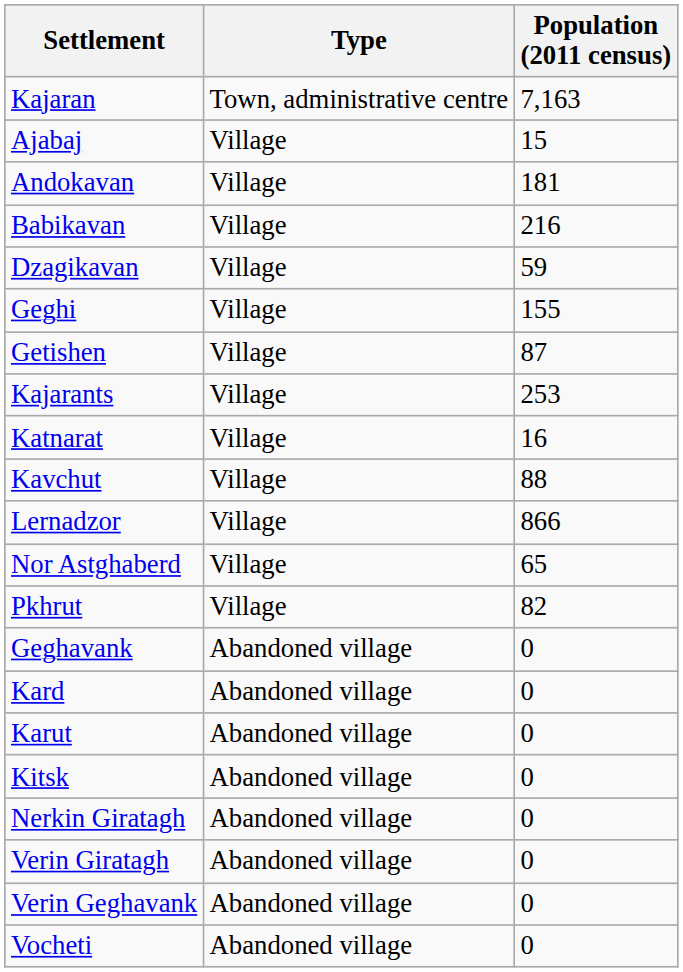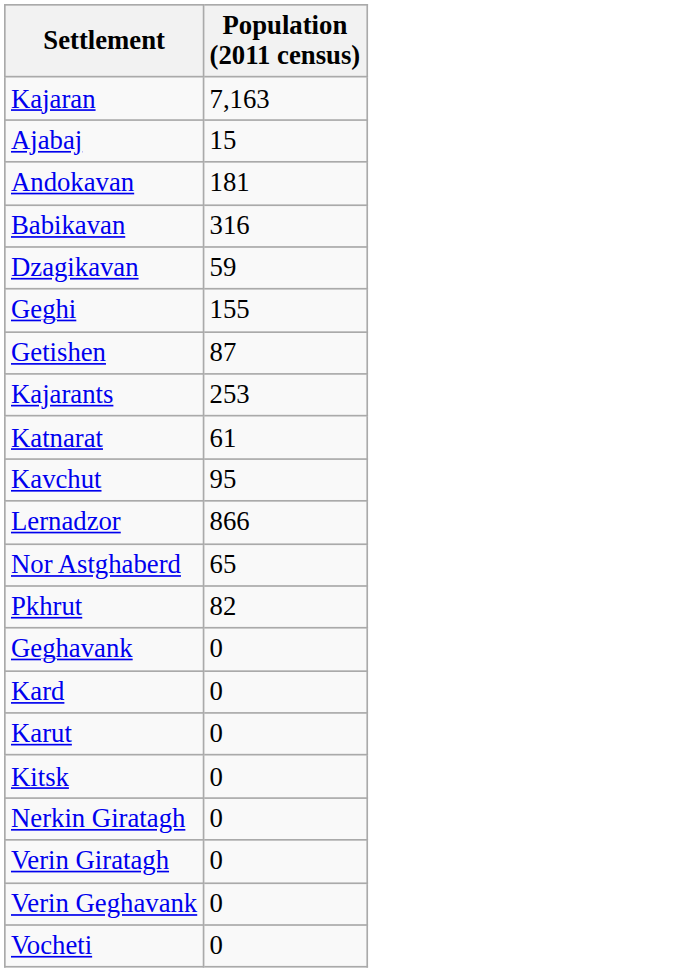- column: (359, 40)
(541, 225) 216 -> (230, 225) 316
(534, 437) 16 -> (223, 437) 61
(534, 479) 88 -> (223, 479) 95
